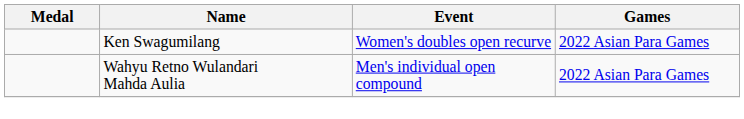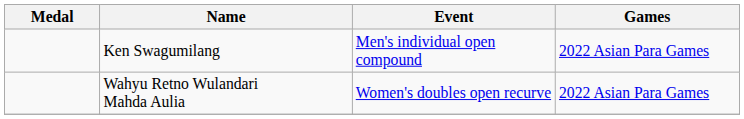(453, 41) Women's doubles open recurve -> (426, 50) Men's individual open compound
(426, 75) Men's individual open compound -> (453, 93) Women's doubles open recurve
